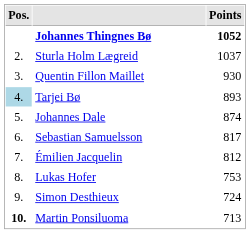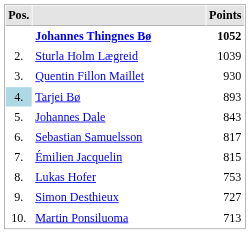(229, 56) 1037 -> (229, 56) 1039
(232, 117) 874 -> (232, 117) 843
(232, 157) 812 -> (232, 157) 815
(232, 197) 724 -> (232, 197) 727
(19, 217) bold -> (19, 217) normal
